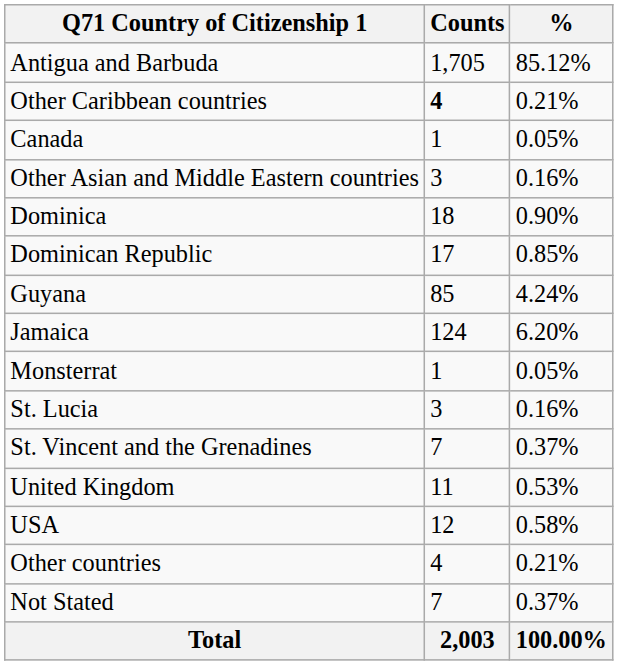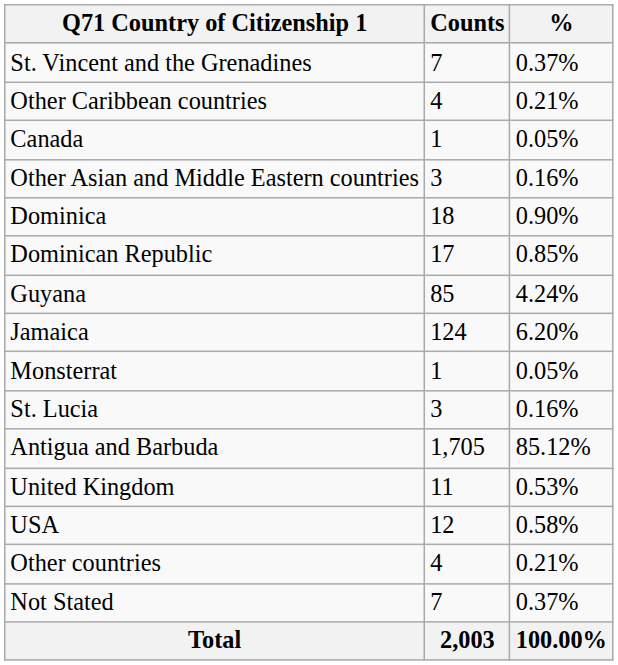rows swapped: (114, 62) <-> (161, 448)
(436, 100) bold -> (436, 100) normal
